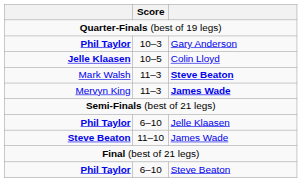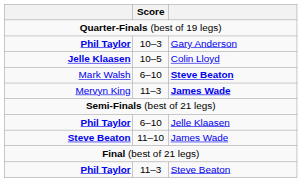(151, 75) 11–3 -> (151, 75) 6–10
(151, 169) 6–10 -> (151, 169) 11–3
